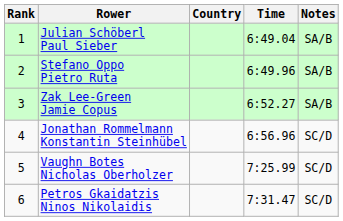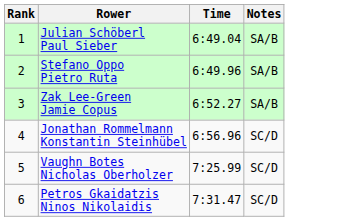- column: (217, 14)
